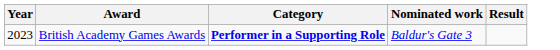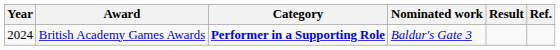+ column: (541, 14)
(20, 34) 2023 -> (20, 34) 2024
